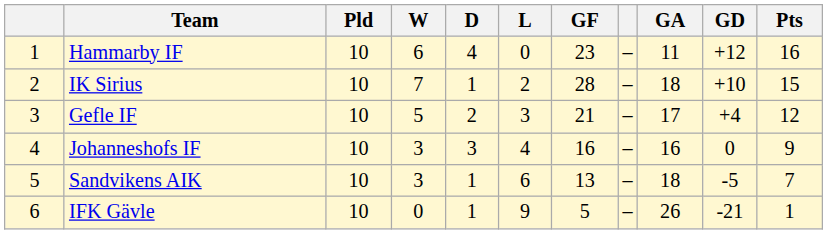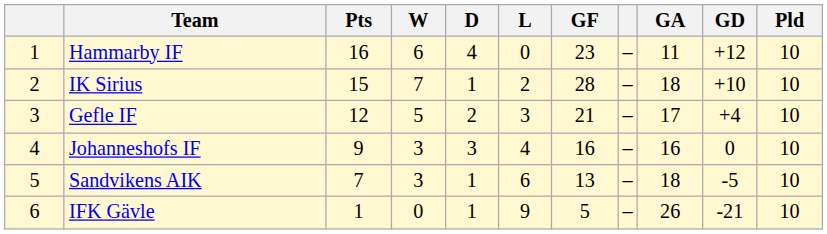columns swapped: (359, 20) <-> (790, 20)
